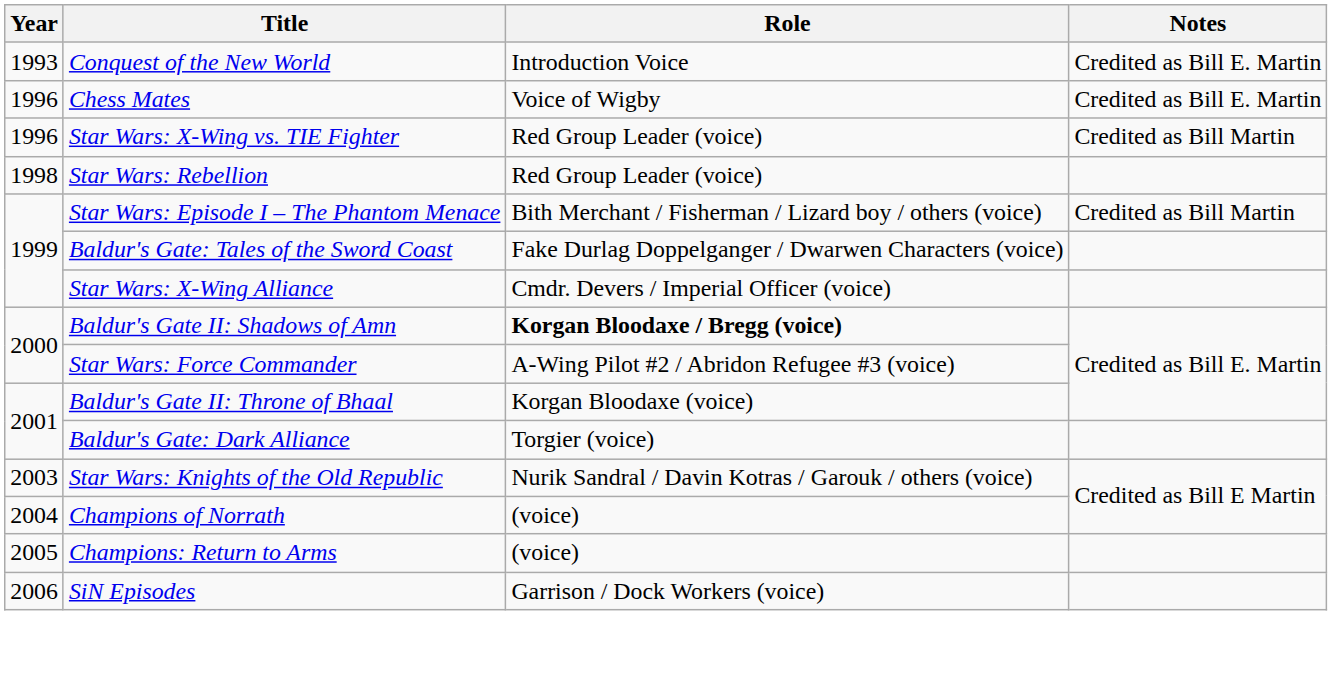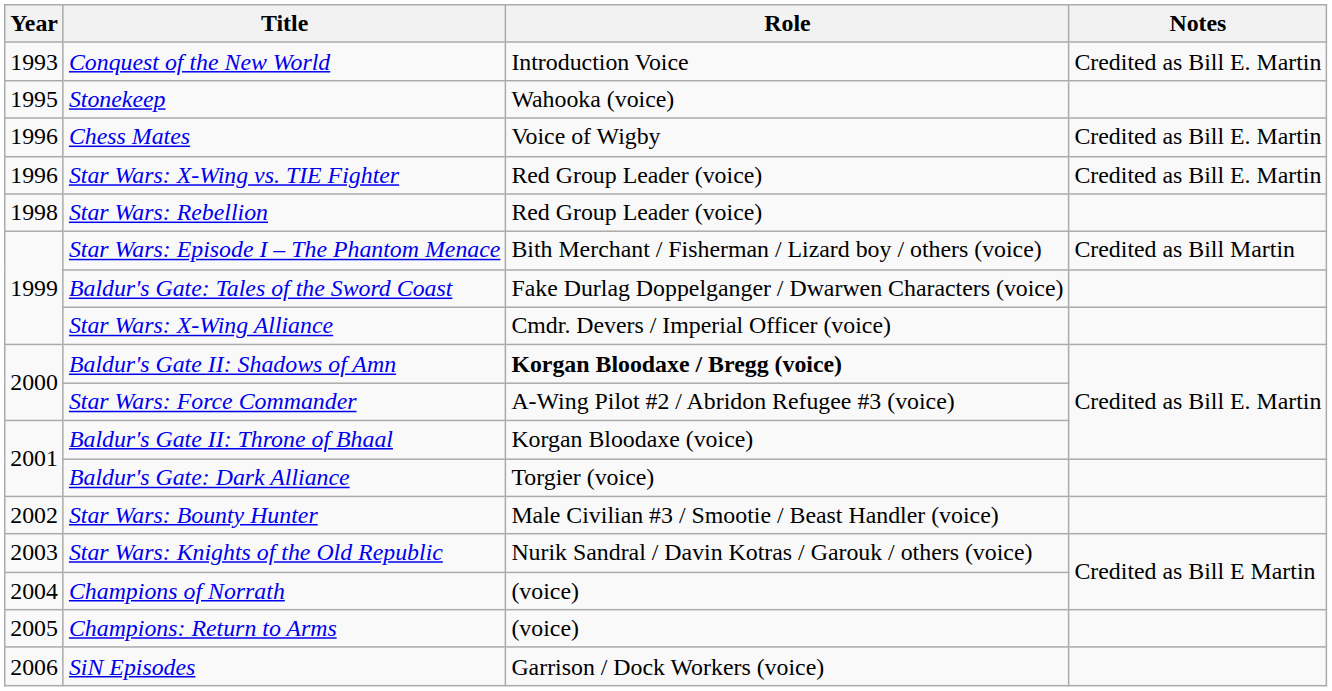+ row: (117, 99)
(1185, 136) Credited as Bill Martin -> (1198, 174) Credited as Bill E. Martin
+ row: (193, 514)
